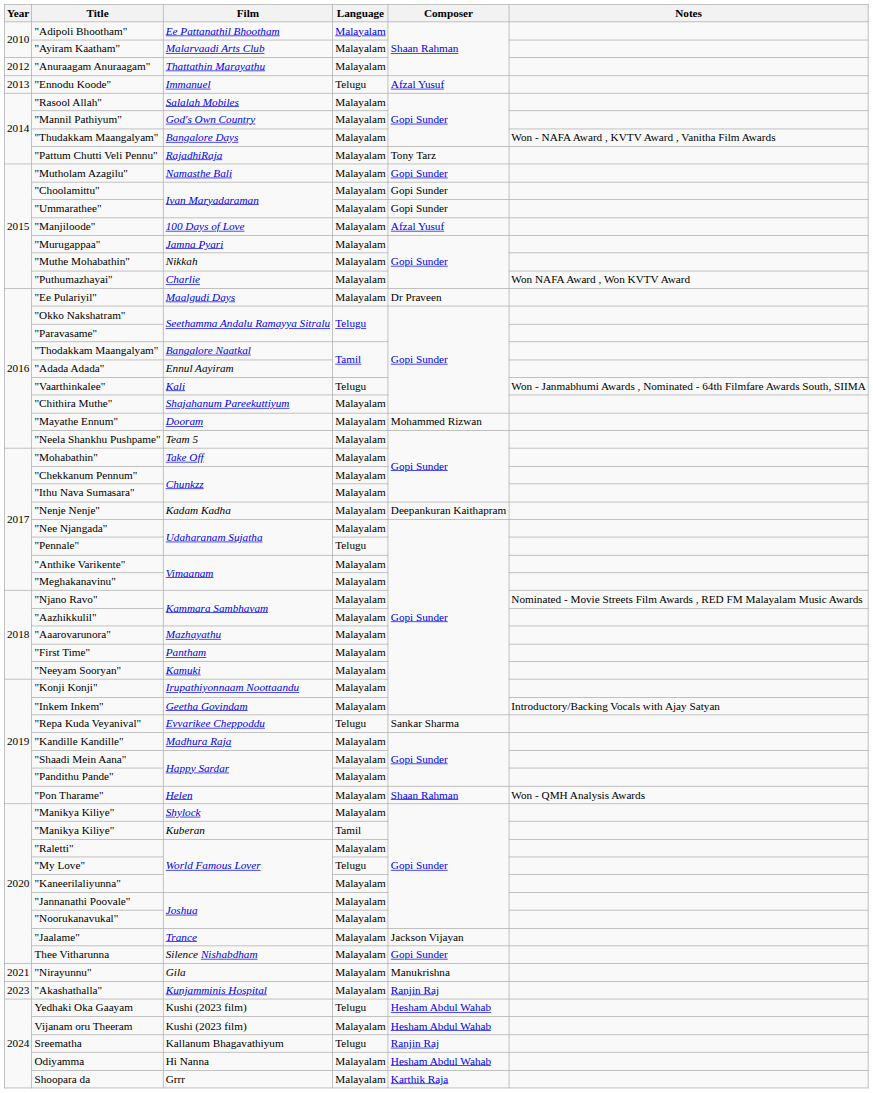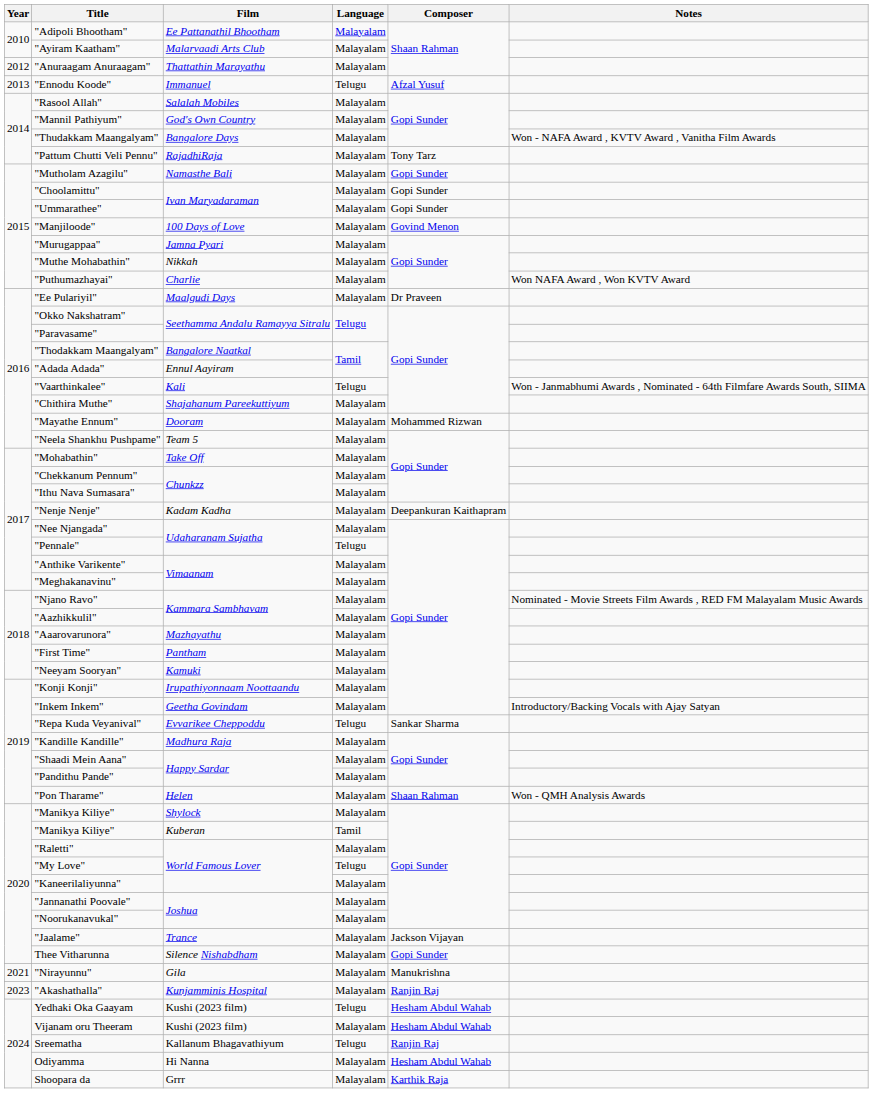(418, 226) Afzal Yusuf -> (425, 226) Govind Menon
